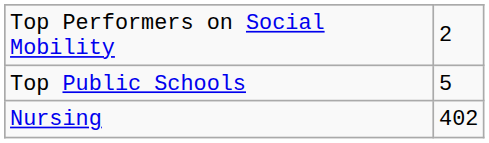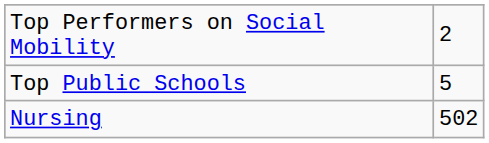(459, 119) 402 -> (459, 119) 502
